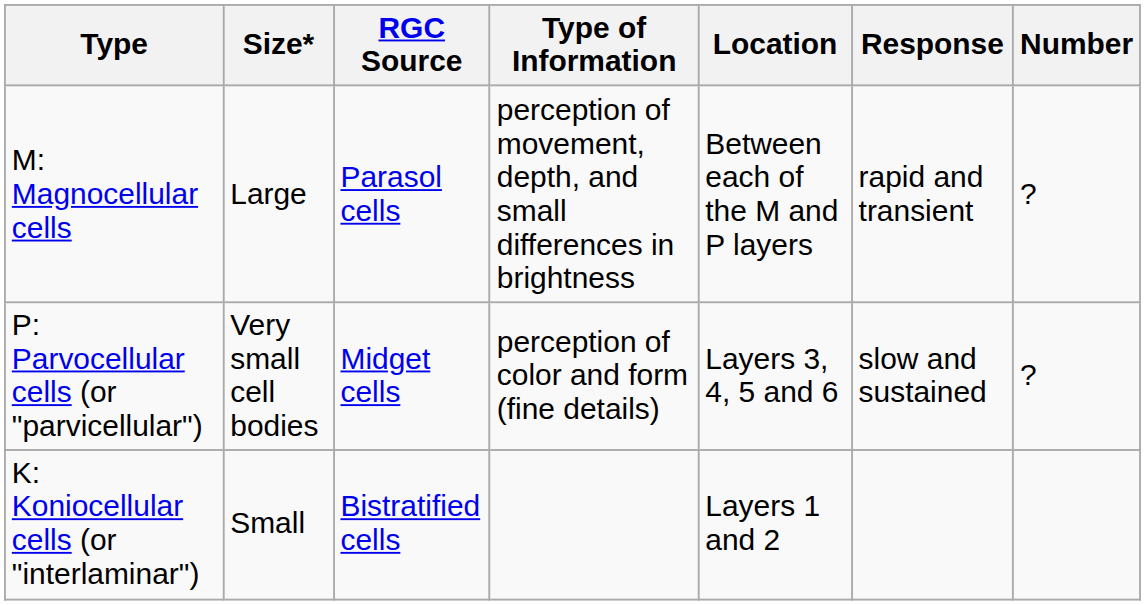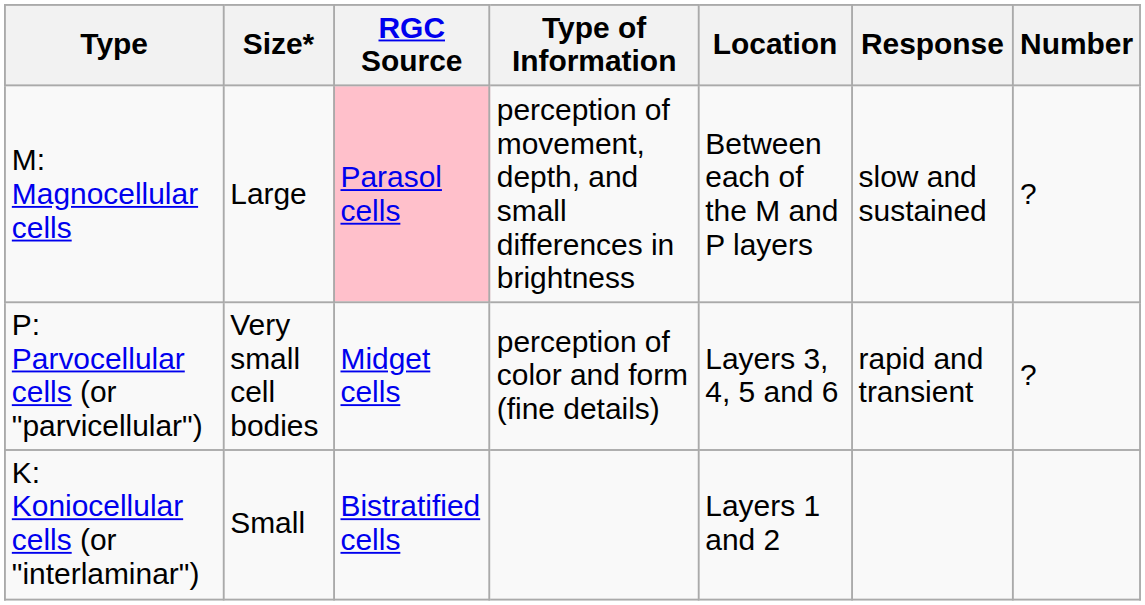(391, 193) no background -> (391, 193) pink background
(921, 193) rapid and transient -> (923, 193) slow and sustained
(923, 375) slow and sustained -> (921, 375) rapid and transient
